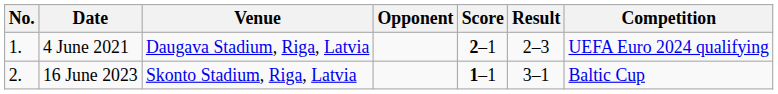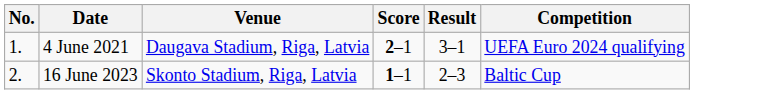- column: (416, 18)
(536, 46) 2–3 -> (452, 46) 3–1
(536, 74) 3–1 -> (452, 74) 2–3
